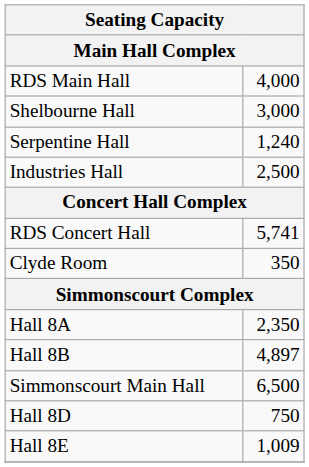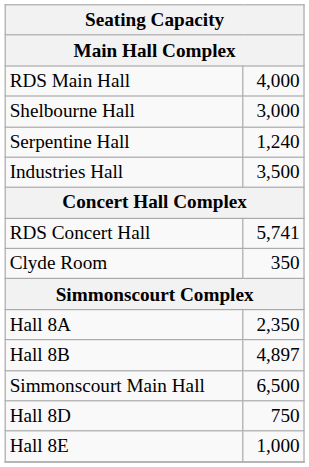(278, 172) 2,500 -> (278, 172) 3,500
(278, 446) 1,009 -> (278, 446) 1,000
